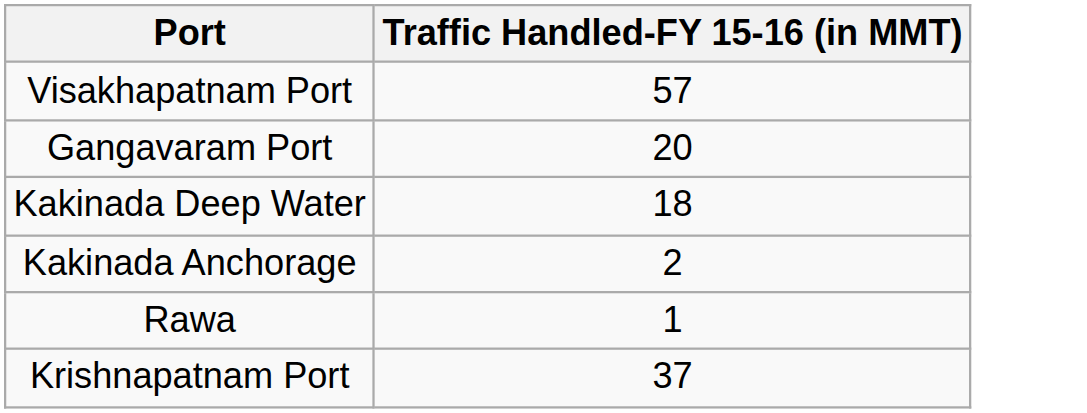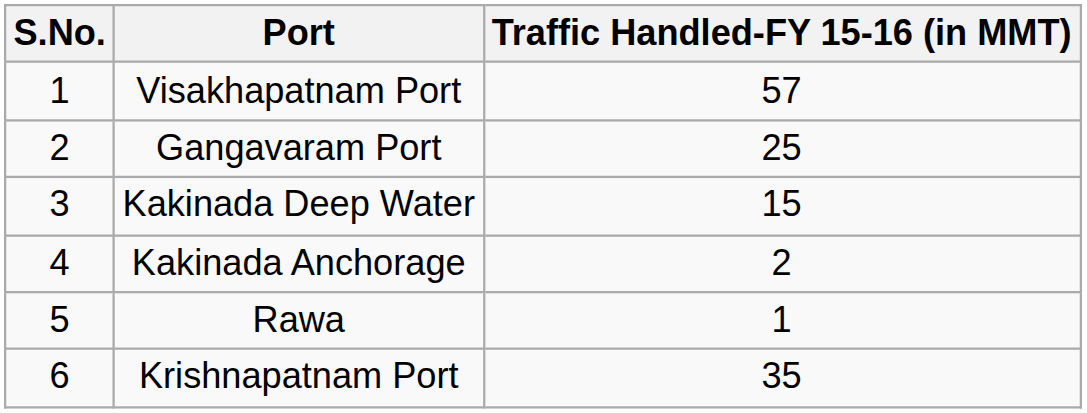+ column: (60, 33)
(673, 147) 20 -> (782, 147) 25
(673, 205) 18 -> (782, 205) 15
(673, 377) 37 -> (782, 377) 35
